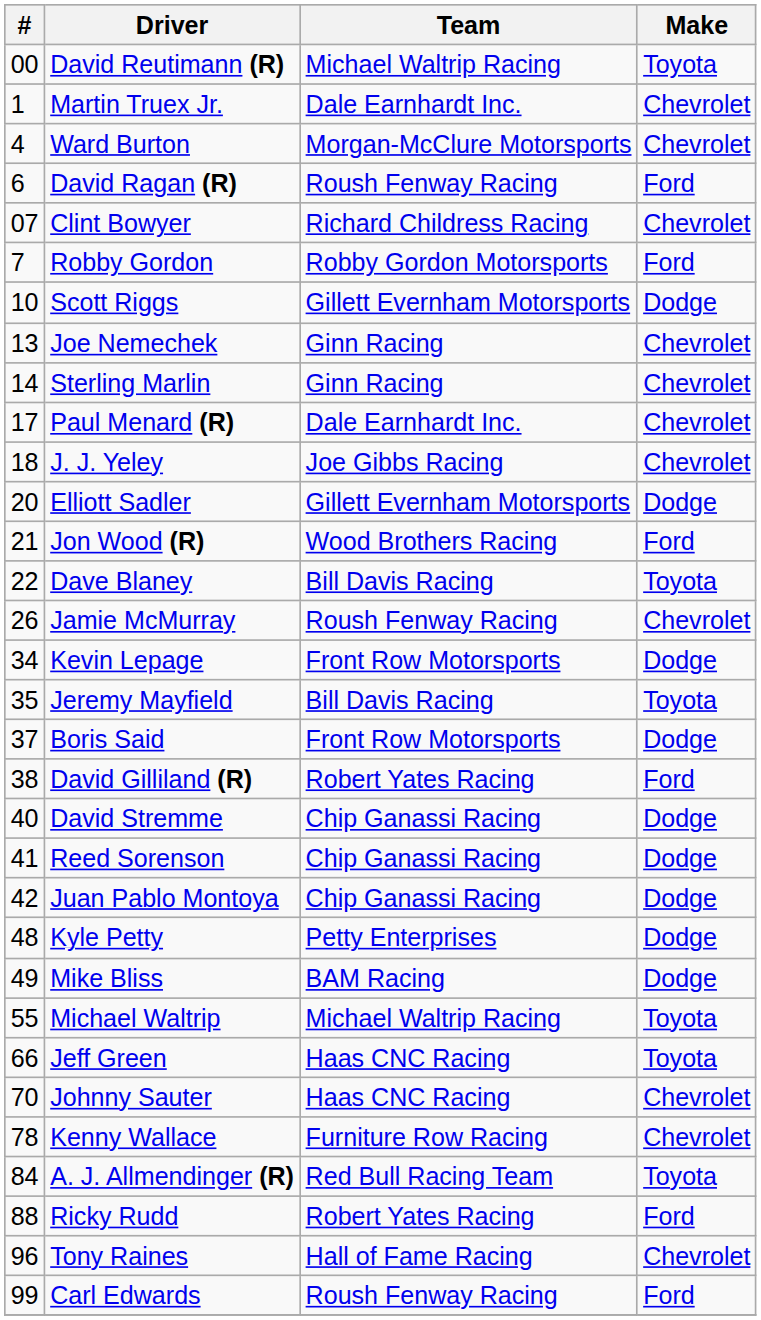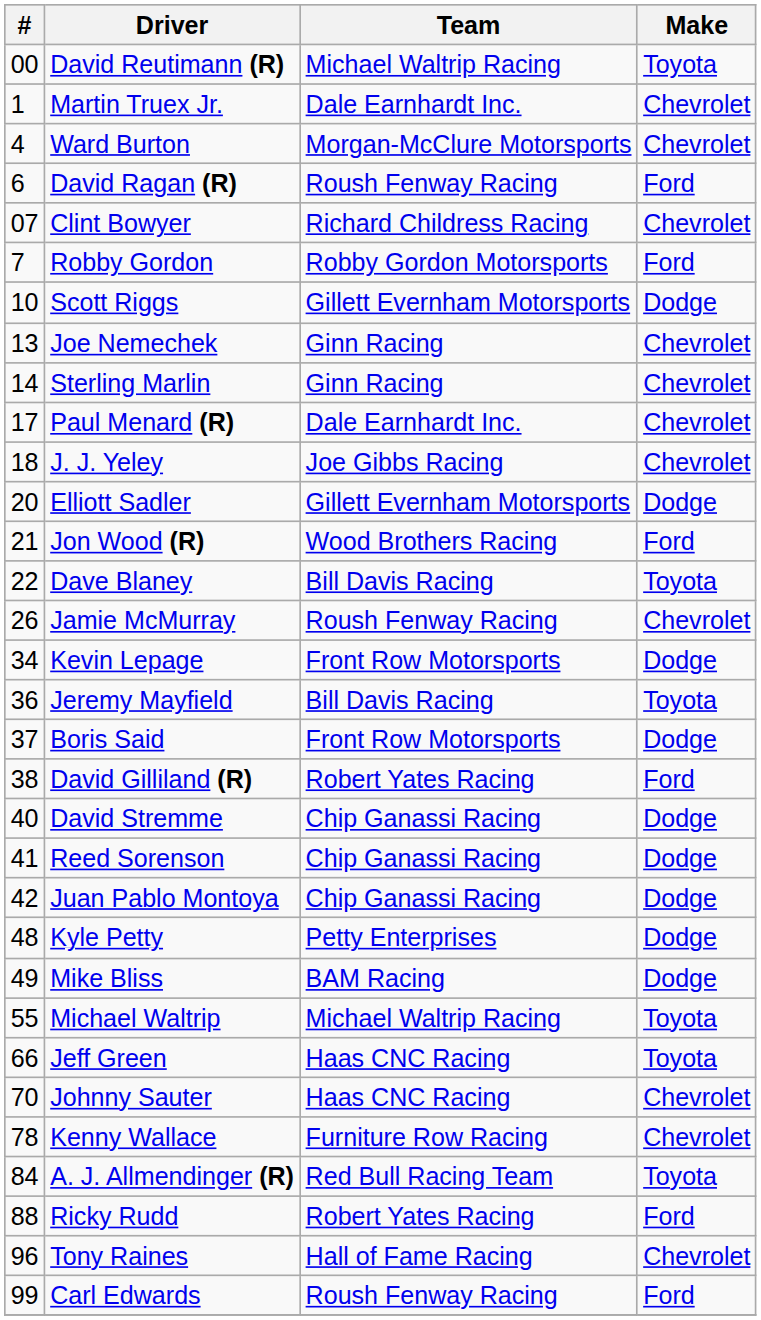(25, 700) 35 -> (25, 700) 36
